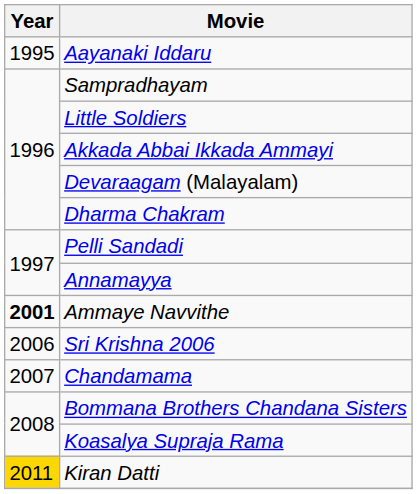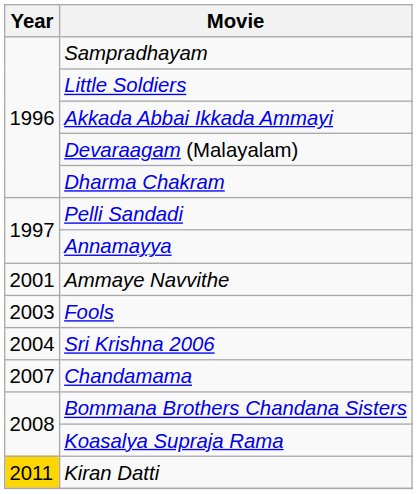- row: (138, 53)
(32, 311) bold -> (32, 279) normal
+ row: (89, 311)
(32, 343) 2006 -> (32, 343) 2004
